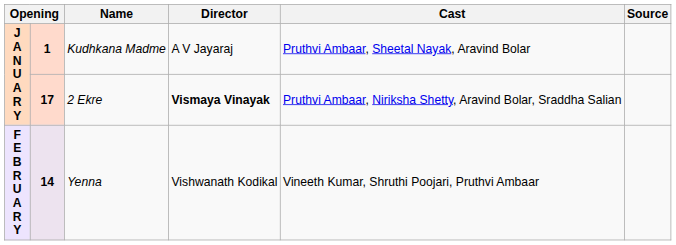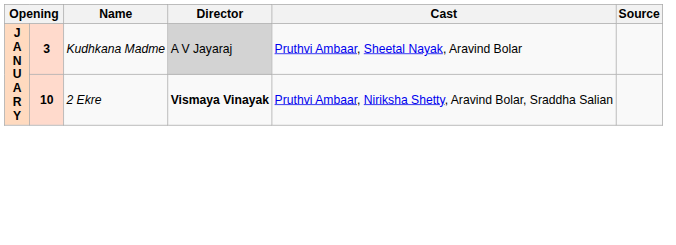(47, 49) 1 -> (47, 49) 3
(202, 49) no background -> (201, 49) lightgrey background
(47, 99) 17 -> (47, 99) 10
- row: (84, 182)
